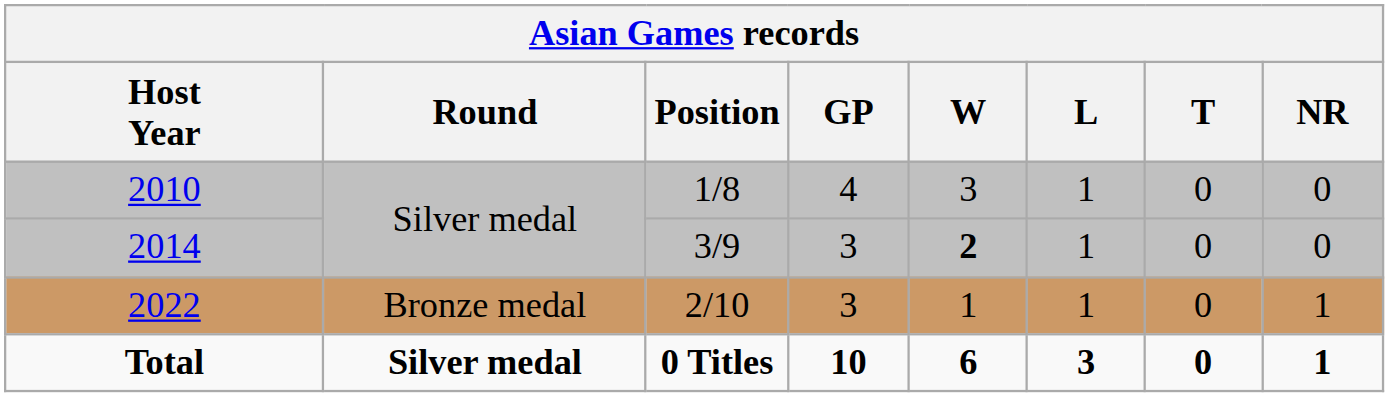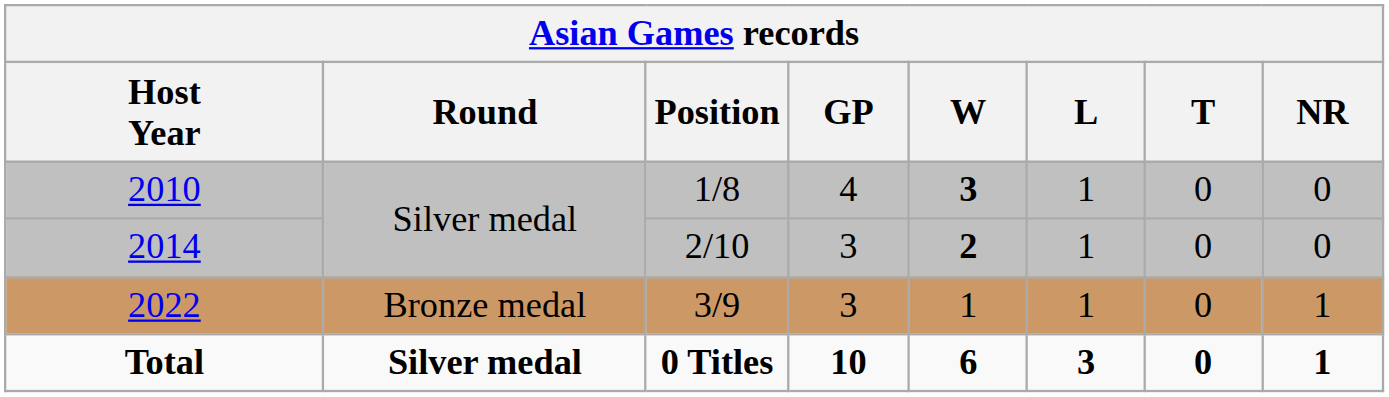(968, 189) normal -> (968, 189) bold
(717, 246) 3/9 -> (717, 246) 2/10
(717, 304) 2/10 -> (717, 304) 3/9
